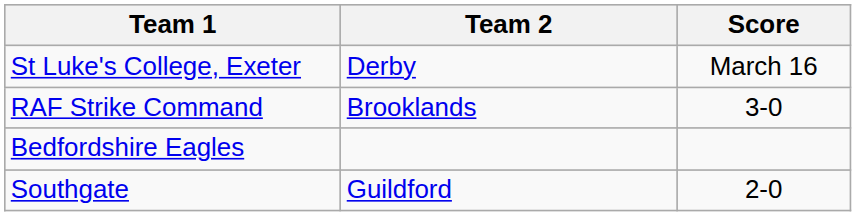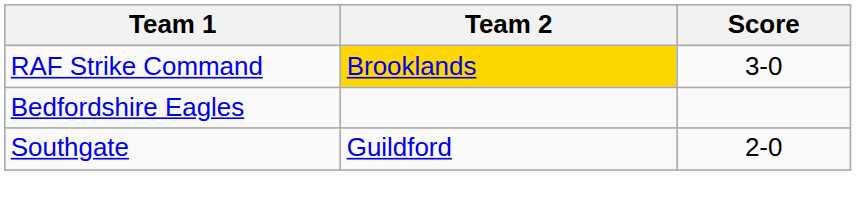- row: (156, 66)
(412, 107) no background -> (412, 66) gold background
